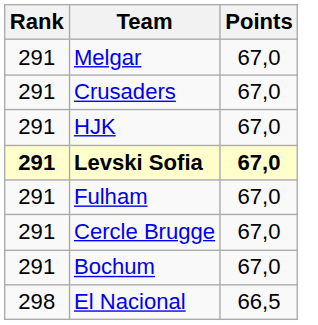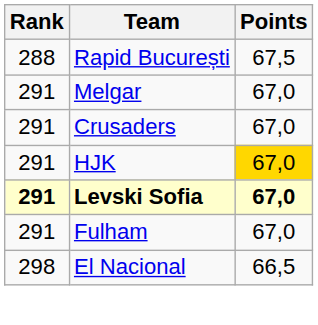+ row: (152, 57)
(259, 127) no background -> (274, 162) gold background
- row: (145, 232)
- row: (114, 267)
